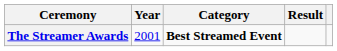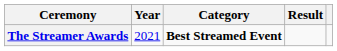(147, 35) 2001 -> (147, 35) 2021
